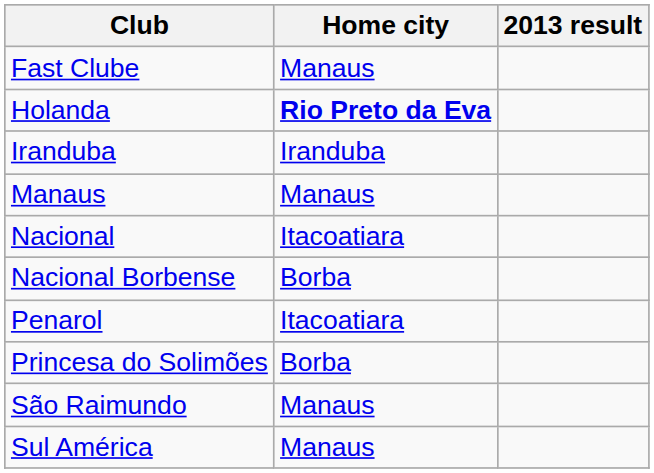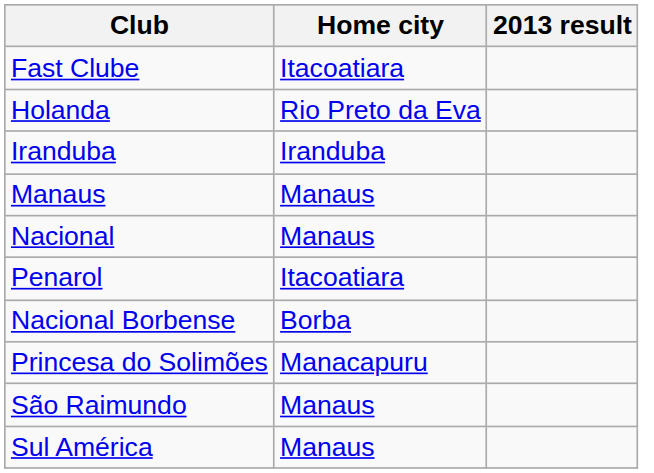(327, 67) Manaus -> (342, 67) Itacoatiara
(386, 109) bold -> (380, 109) normal
(342, 236) Itacoatiara -> (327, 236) Manaus
rows swapped: (123, 278) <-> (57, 320)
(316, 362) Borba -> (354, 362) Manacapuru
